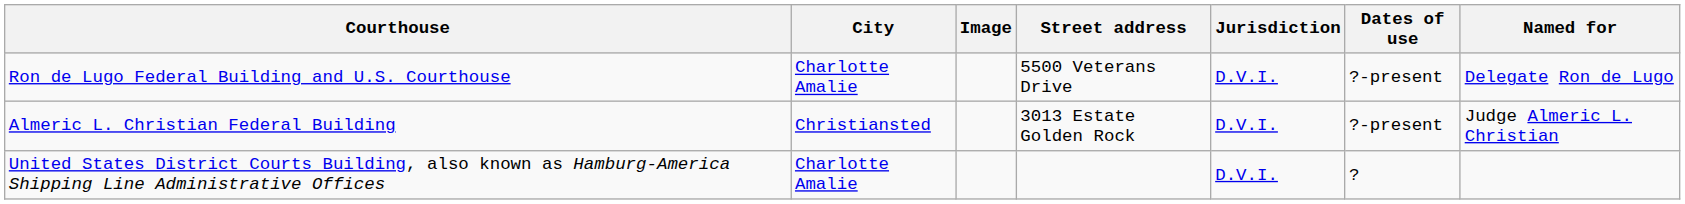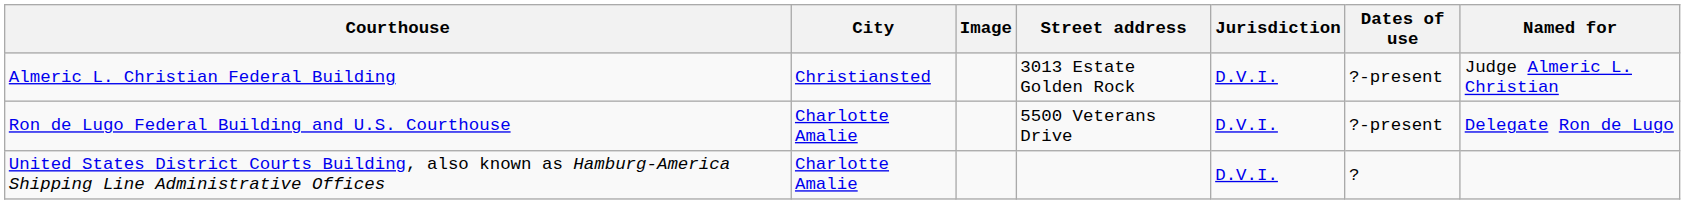rows swapped: (202, 126) <-> (260, 77)
